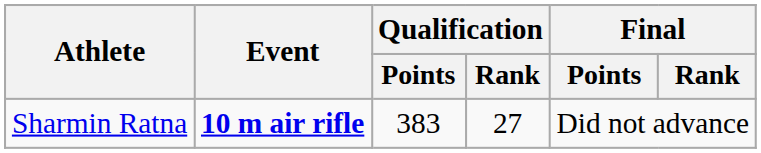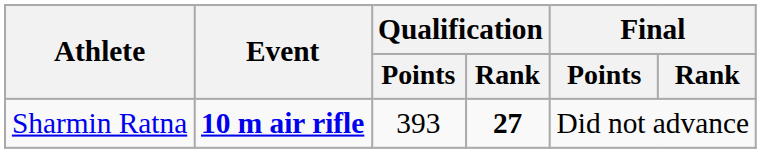(418, 123) 383 -> (418, 123) 393
(508, 123) normal -> (508, 123) bold
